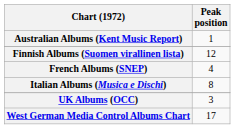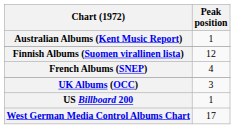- row: (98, 85)
+ row: (98, 100)
